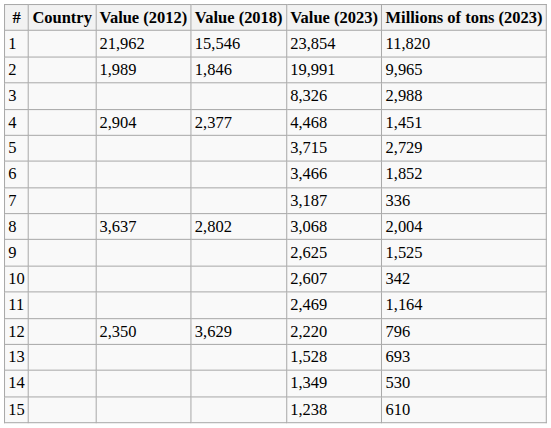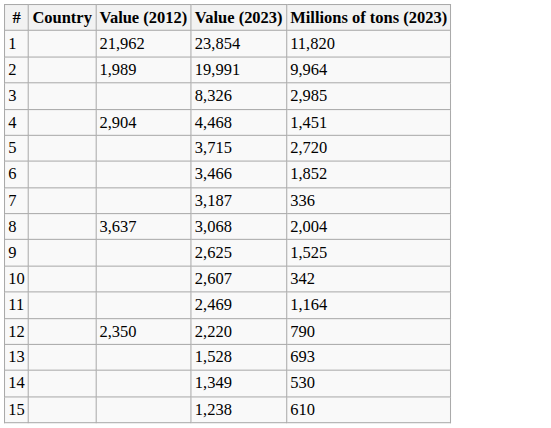- column: (239, 17)
(404, 69) 9,965 -> (309, 69) 9,964
(404, 95) 2,988 -> (309, 95) 2,985
(404, 148) 2,729 -> (309, 148) 2,720
(398, 331) 796 -> (303, 331) 790
